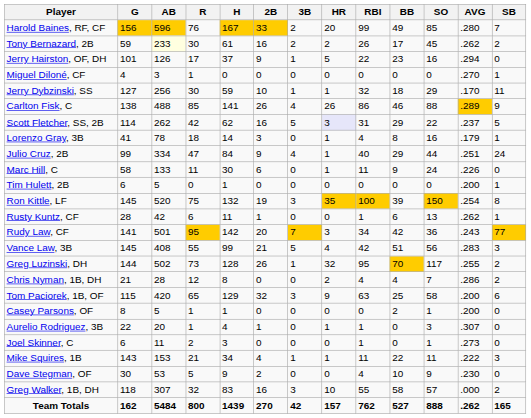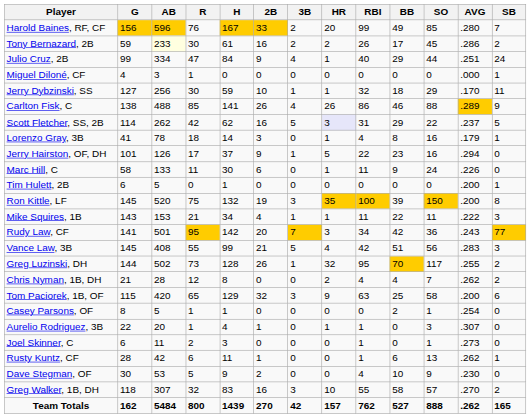(470, 43) .262 -> (470, 43) .286
rows swapped: (37, 153) <-> (56, 59)
(470, 75) .270 -> (470, 75) .000
(470, 201) .254 -> (470, 201) .200
rows swapped: (43, 216) <-> (44, 358)
(470, 279) .286 -> (470, 279) .262
(470, 311) .200 -> (470, 311) .254
(470, 389) .000 -> (470, 389) .270
